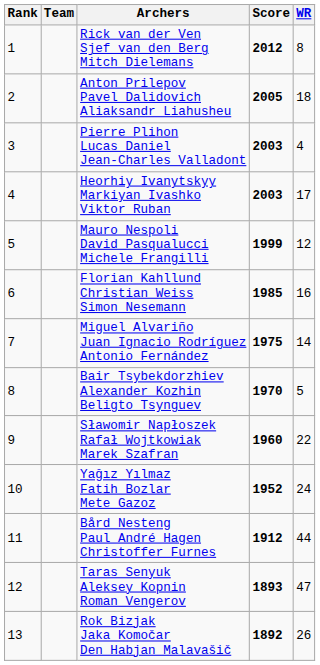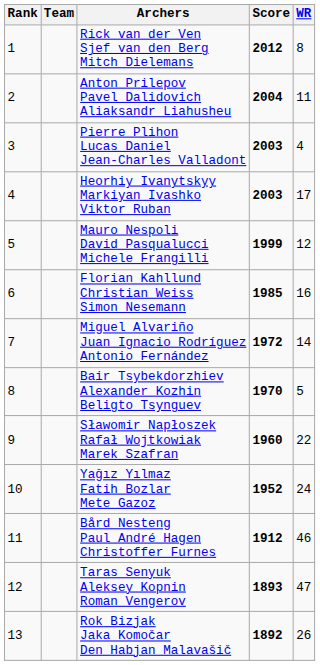(268, 99) 2005 -> (268, 99) 2004
(304, 99) 18 -> (304, 99) 11
(268, 343) 1975 -> (268, 343) 1972
(304, 539) 44 -> (304, 539) 46
